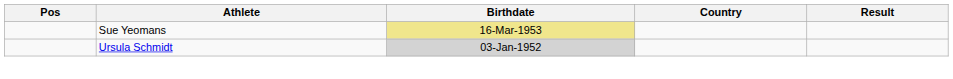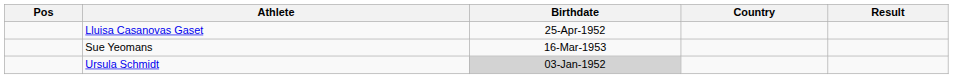+ row: (144, 30)
(511, 30) khaki background -> (575, 47) no background
